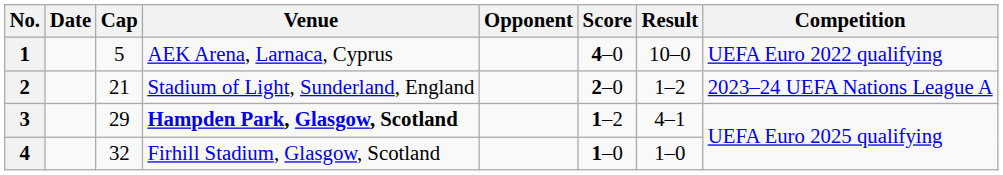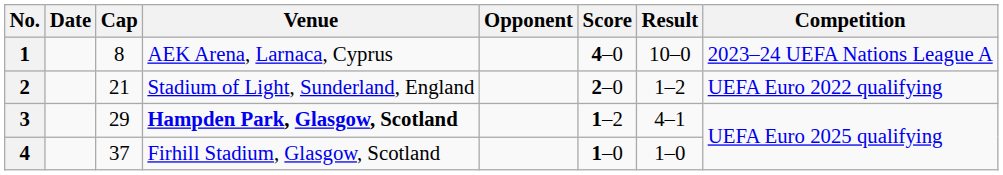(119, 53) 5 -> (119, 53) 8
(825, 53) UEFA Euro 2022 qualifying -> (850, 53) 2023–24 UEFA Nations League A
(850, 86) 2023–24 UEFA Nations League A -> (825, 86) UEFA Euro 2022 qualifying
(119, 152) 32 -> (119, 152) 37
